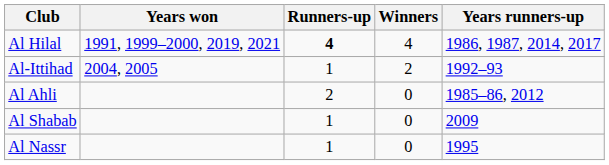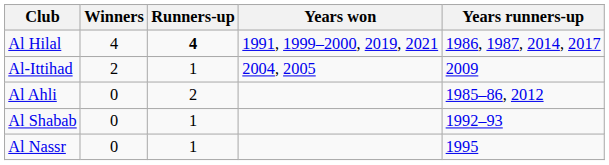columns swapped: (408, 17) <-> (182, 17)
(474, 69) 1992–93 -> (462, 69) 2009
(462, 120) 2009 -> (474, 120) 1992–93
